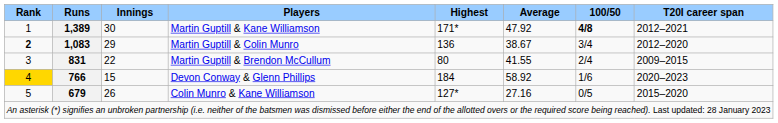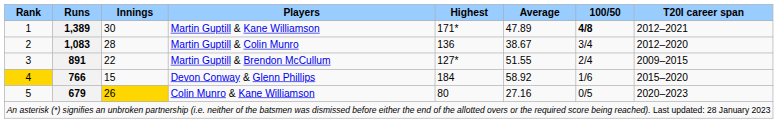(519, 28) 47.92 -> (519, 28) 47.89
(28, 45) bold -> (28, 45) normal
(110, 45) 29 -> (110, 45) 28
(77, 61) 831 -> (77, 61) 891
(443, 61) 80 -> (448, 61) 127*
(519, 61) 41.55 -> (519, 61) 51.55
(662, 77) 2020–2023 -> (662, 77) 2015–2020
(110, 93) no background -> (110, 93) gold background
(448, 93) 127* -> (443, 93) 80
(662, 93) 2015–2020 -> (662, 93) 2020–2023
